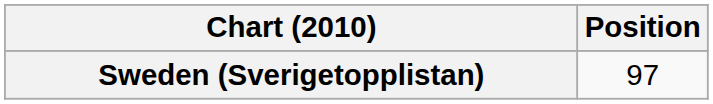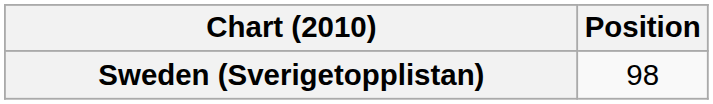(643, 74) 97 -> (643, 74) 98
